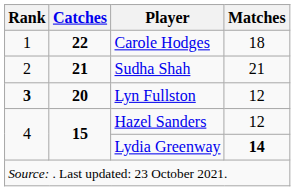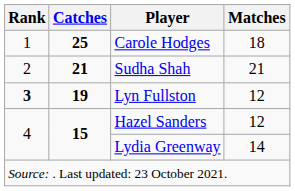(80, 42) 22 -> (80, 42) 25
(80, 94) 20 -> (80, 94) 19
(257, 146) bold -> (257, 146) normal
